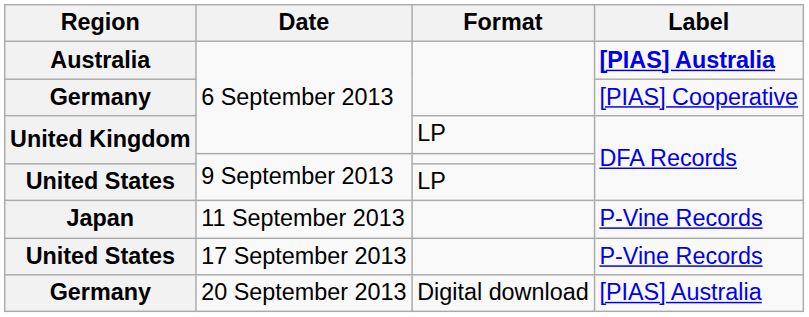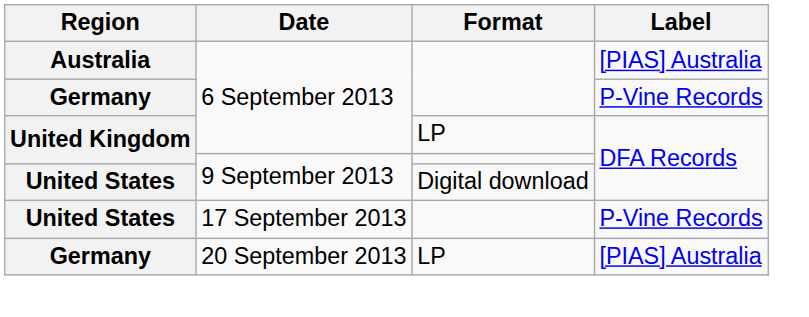(687, 60) bold -> (681, 60) normal
(699, 97) [PIAS] Cooperative -> (681, 97) P-Vine Records
(432, 181) LP -> (503, 181) Digital download
- row: (100, 219)
(503, 293) Digital download -> (432, 256) LP
